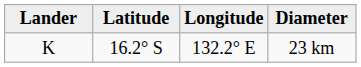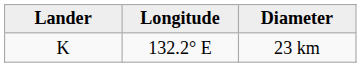- column: (136, 18)
